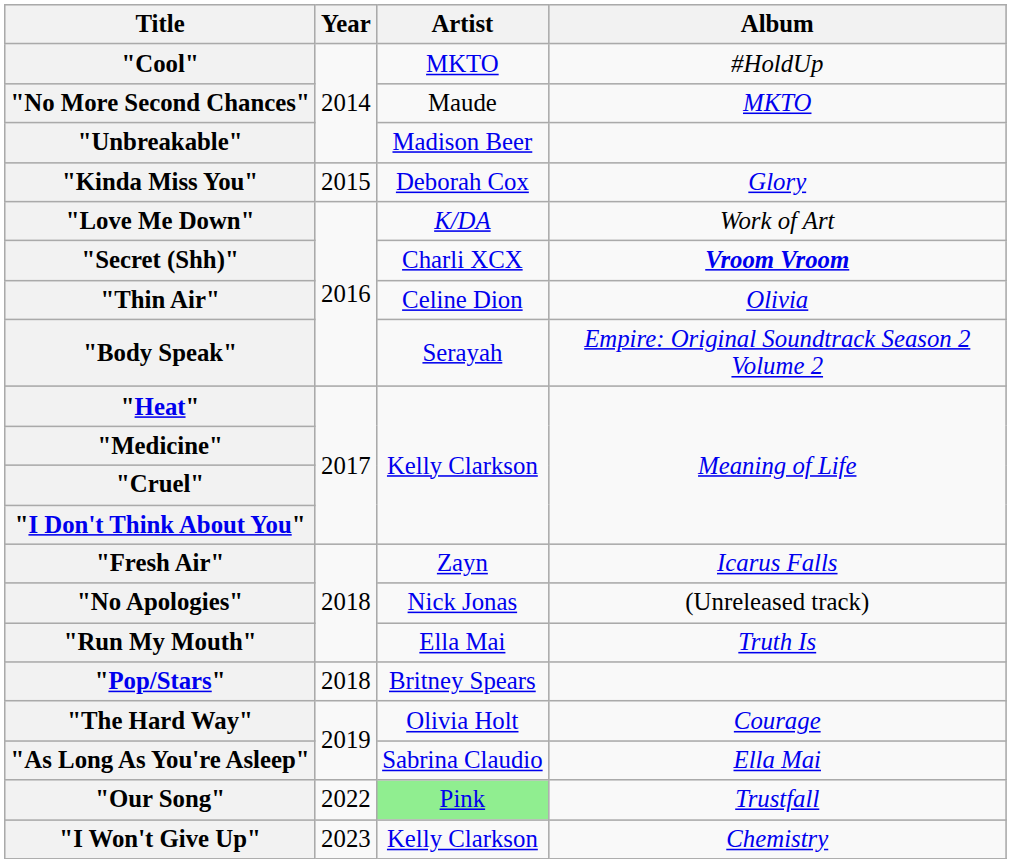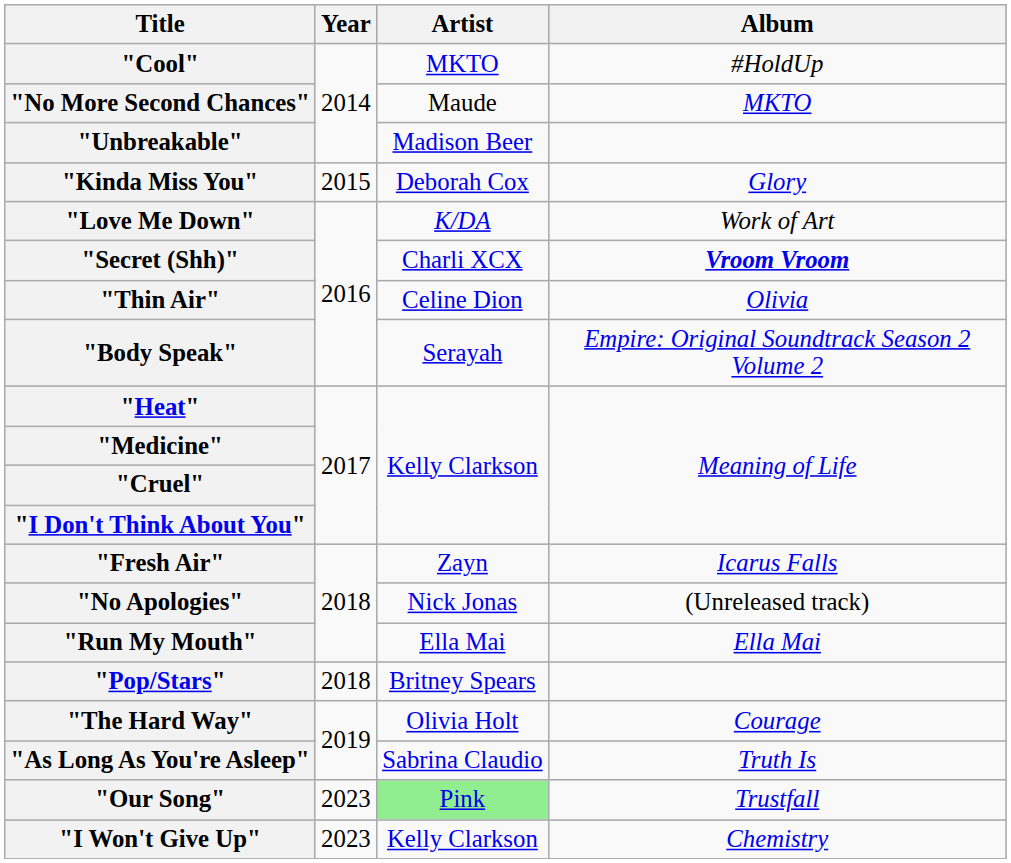(777, 642) Truth Is -> (777, 642) Ella Mai
(777, 760) Ella Mai -> (777, 760) Truth Is
(346, 799) 2022 -> (346, 799) 2023
